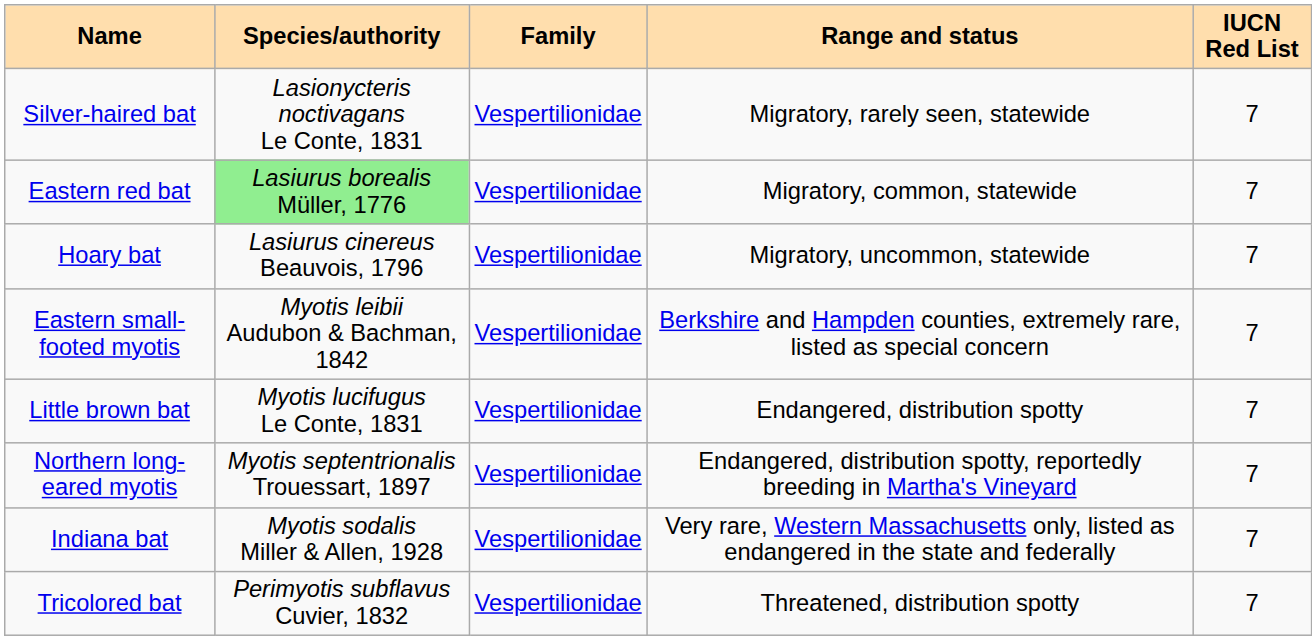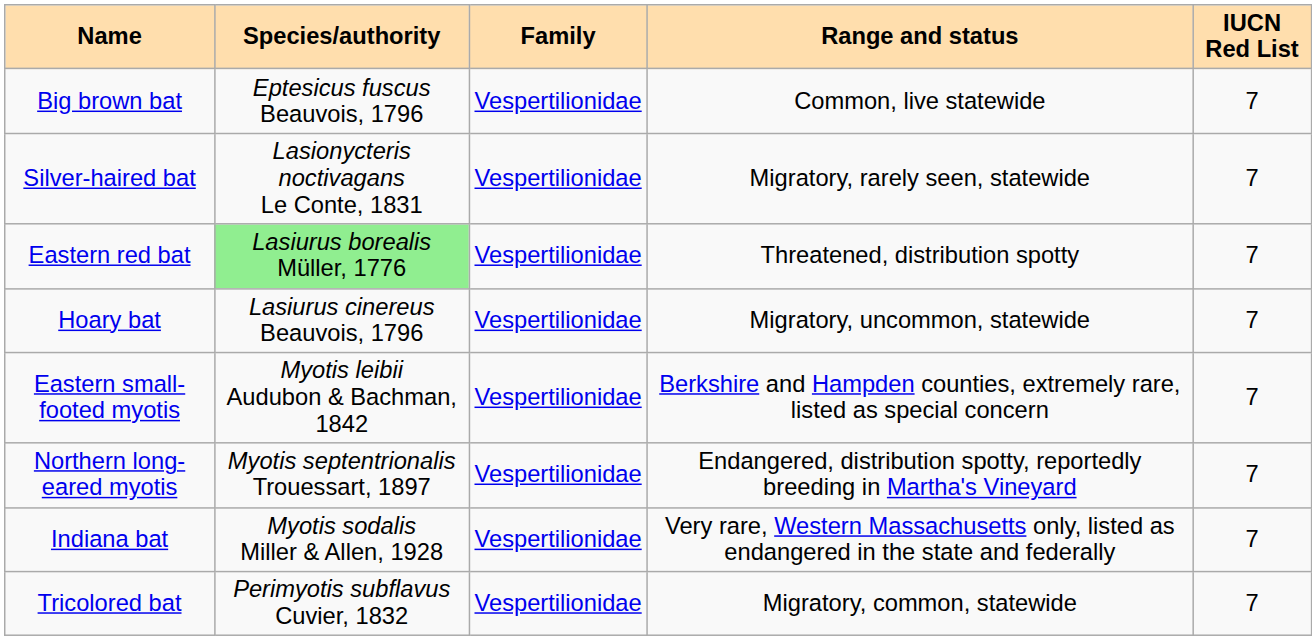+ row: (110, 100)
(920, 191) Migratory, common, statewide -> (920, 255) Threatened, distribution spotty
- row: (110, 410)
(920, 603) Threatened, distribution spotty -> (920, 603) Migratory, common, statewide
